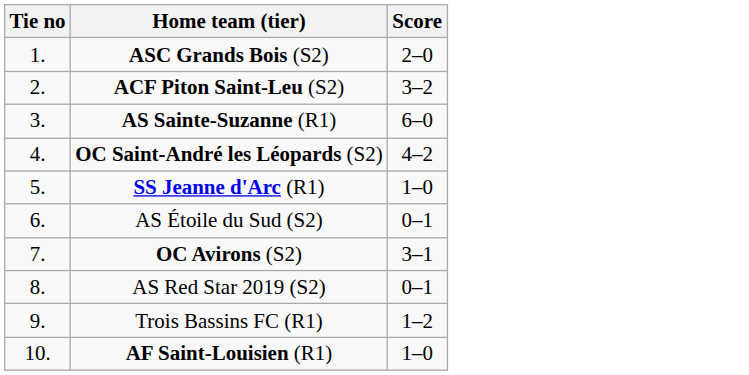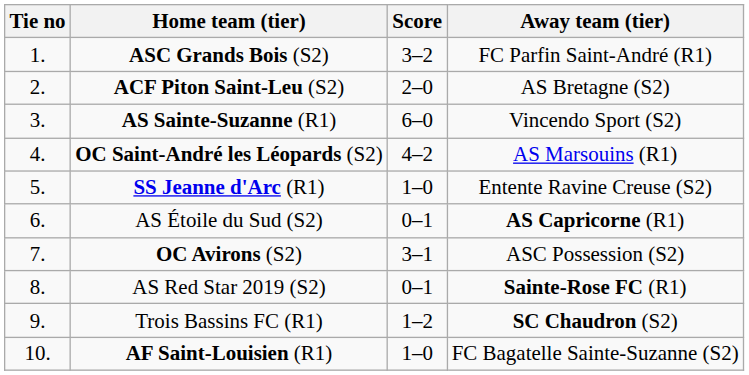+ column: (595, 21)
(417, 54) 2–0 -> (417, 54) 3–2
(417, 87) 3–2 -> (417, 87) 2–0
